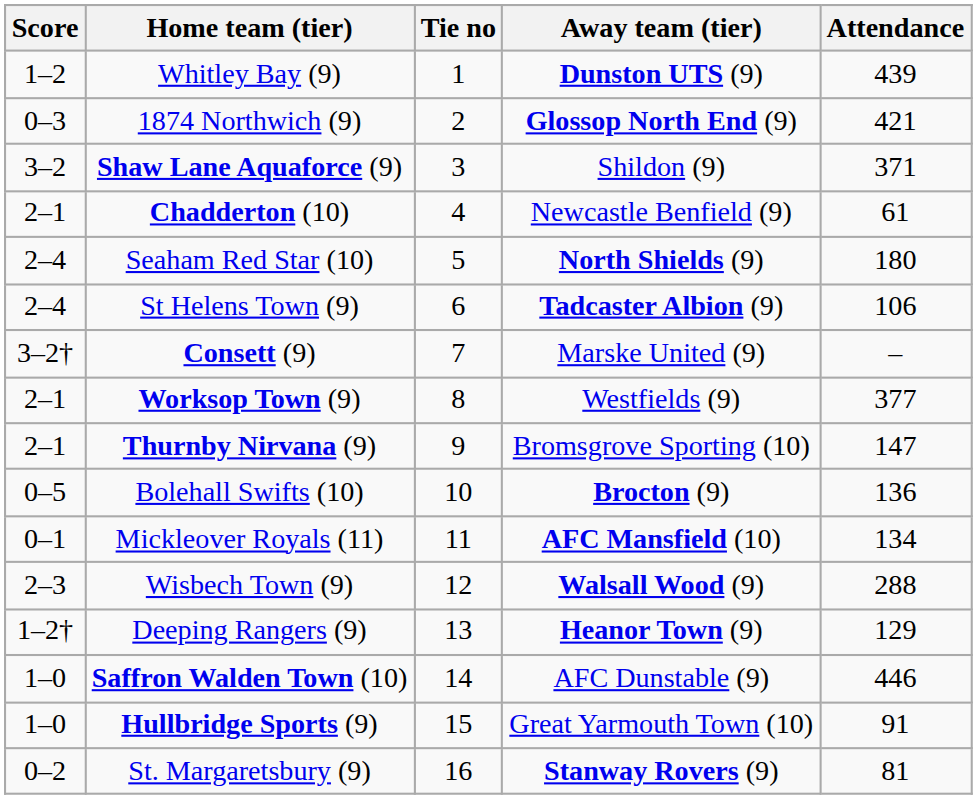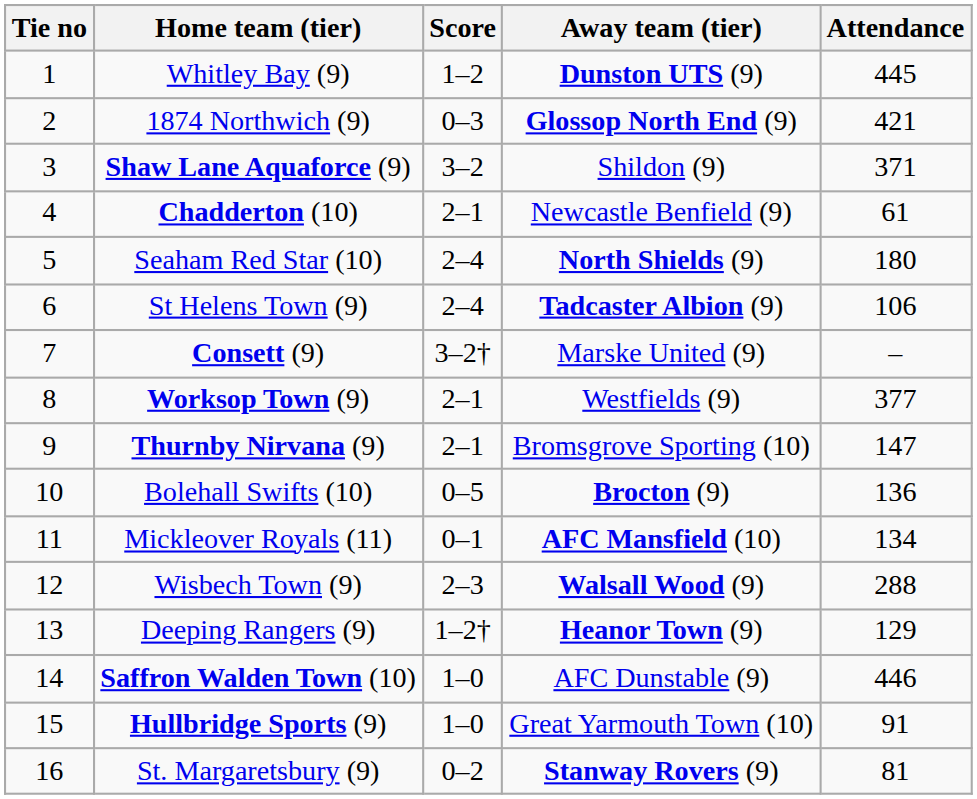columns swapped: (458, 27) <-> (45, 27)
(895, 73) 439 -> (895, 73) 445
